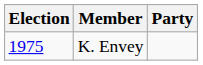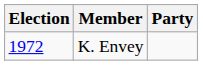(26, 45) 1975 -> (26, 45) 1972
